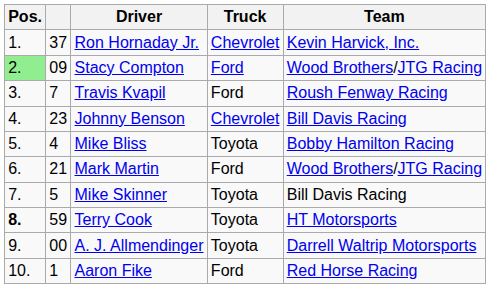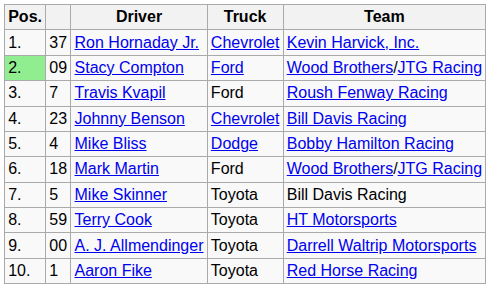(234, 144) Toyota -> (234, 144) Dodge
(58, 169) 21 -> (58, 169) 18
(15, 220) bold -> (15, 220) normal
(227, 270) Ford -> (234, 270) Toyota
